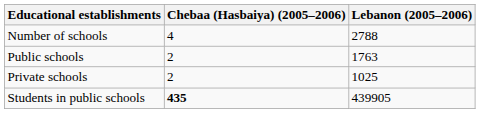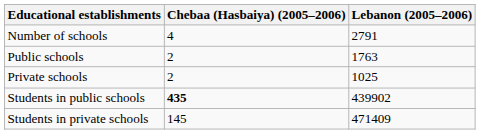(365, 35) 2788 -> (365, 35) 2791
(371, 98) 439905 -> (371, 98) 439902
+ row: (78, 118)
